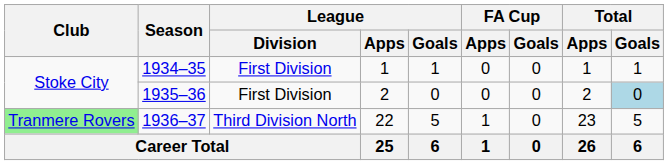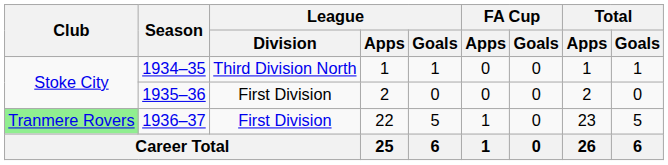(285, 69) First Division -> (285, 69) Third Division North
(637, 95) lightblue background -> (637, 95) no background
(285, 120) Third Division North -> (285, 120) First Division
